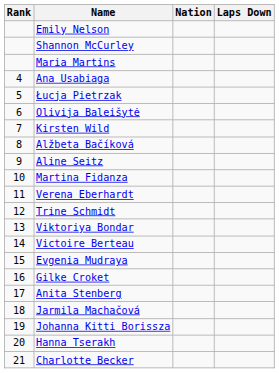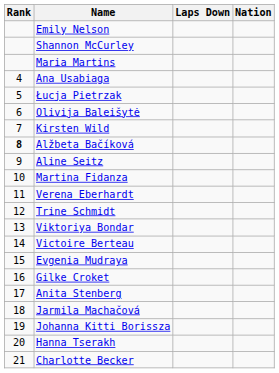columns swapped: (194, 13) <-> (244, 13)
(19, 145) normal -> (19, 145) bold
